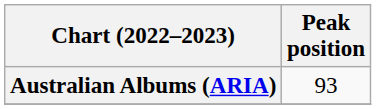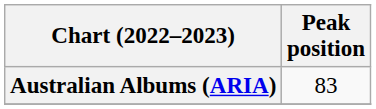(326, 85) 93 -> (326, 85) 83
